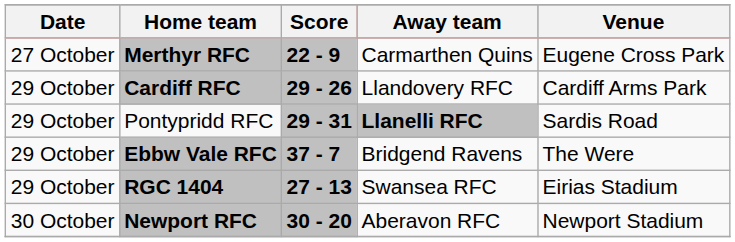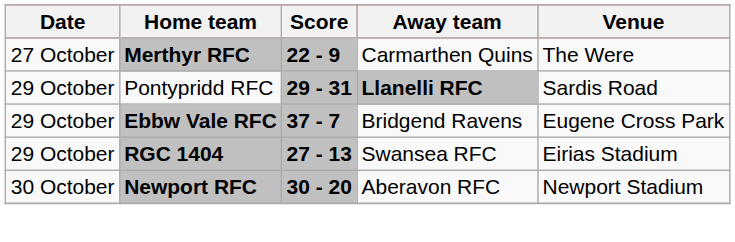(633, 54) Eugene Cross Park -> (588, 54) The Were
- row: (182, 88)
(588, 154) The Were -> (633, 121) Eugene Cross Park
